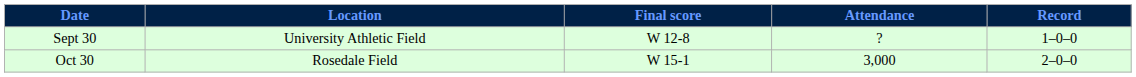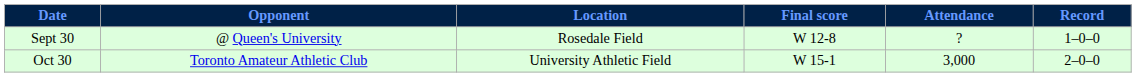+ column: (279, 15)
(355, 38) University Athletic Field -> (600, 38) Rosedale Field
(355, 60) Rosedale Field -> (600, 60) University Athletic Field
